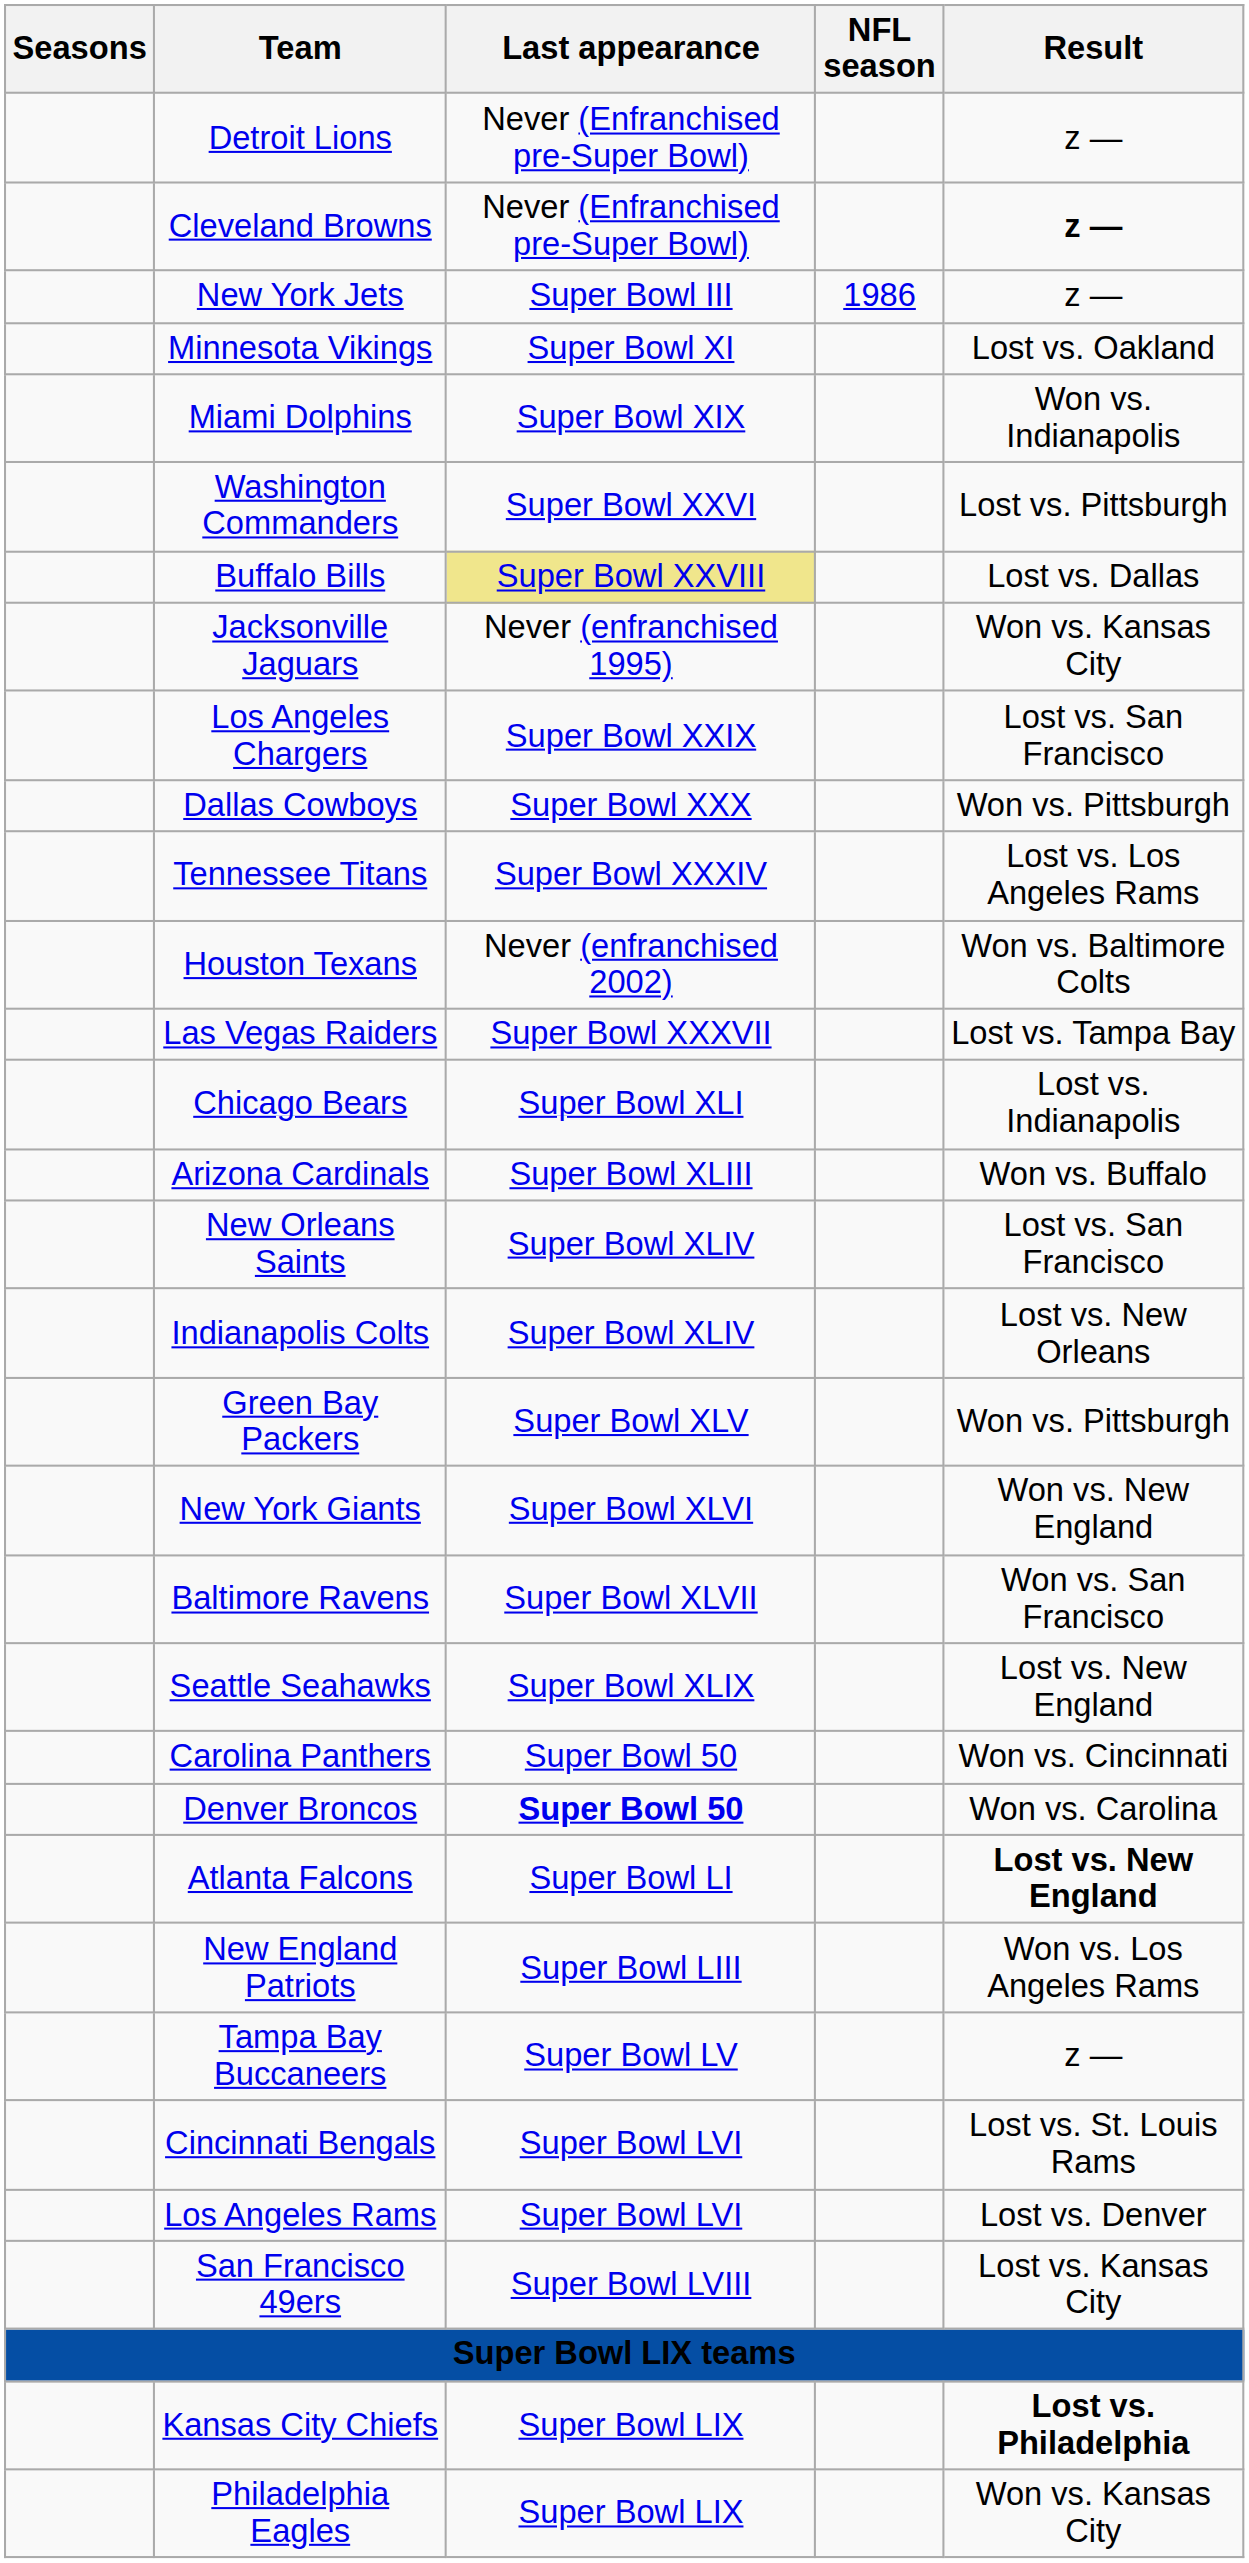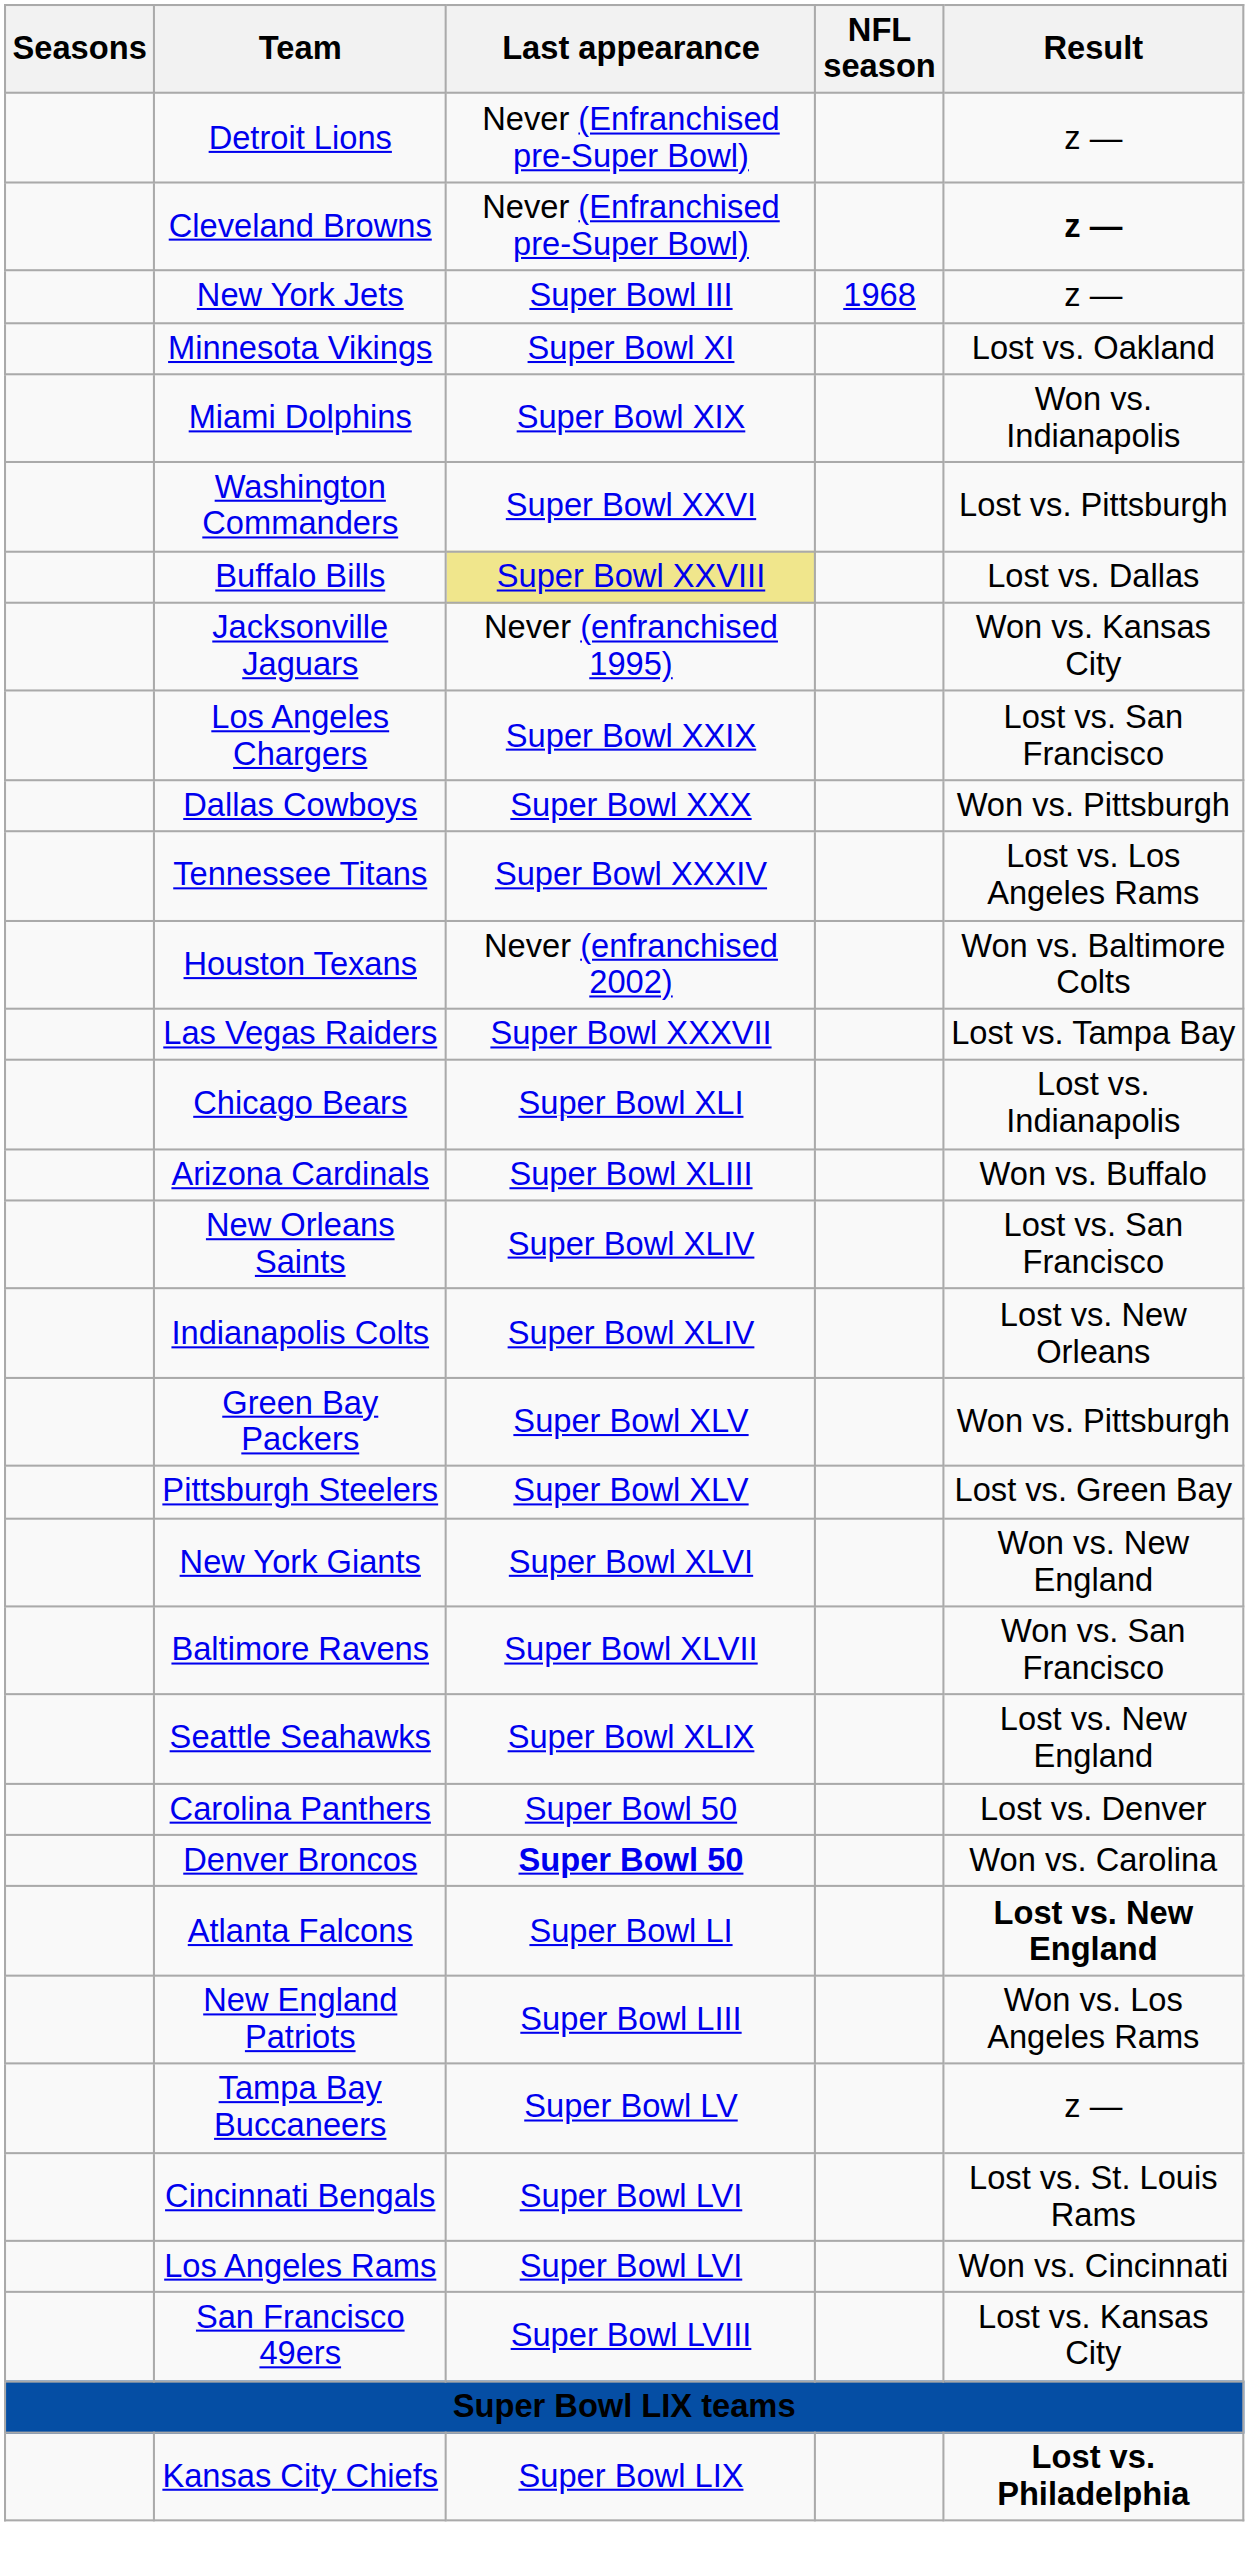(880, 295) 1986 -> (880, 295) 1968
+ row: (300, 1491)
(1093, 1756) Won vs. Cincinnati -> (1093, 1808) Lost vs. Denver
(1093, 2214) Lost vs. Denver -> (1093, 2265) Won vs. Cincinnati
- row: (300, 2513)
